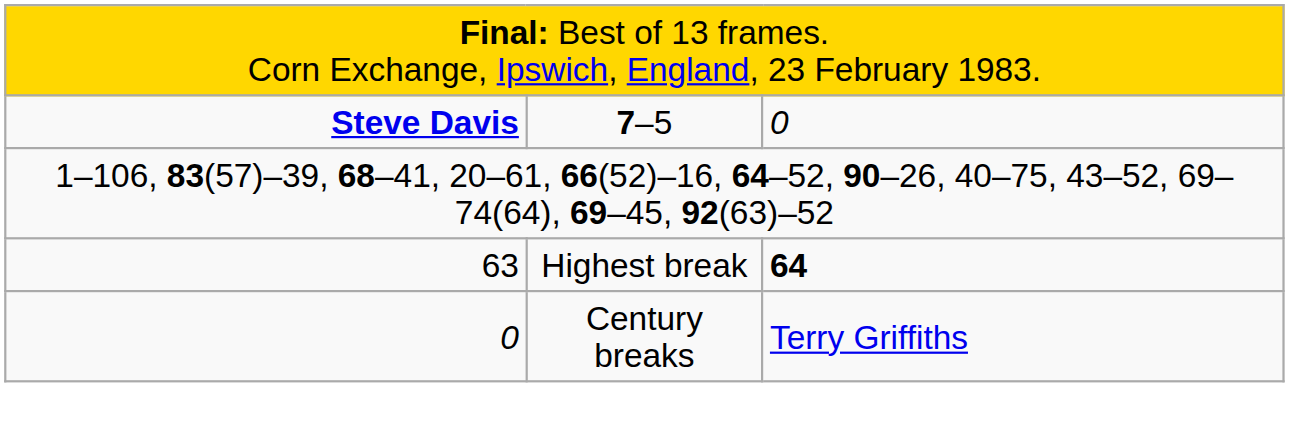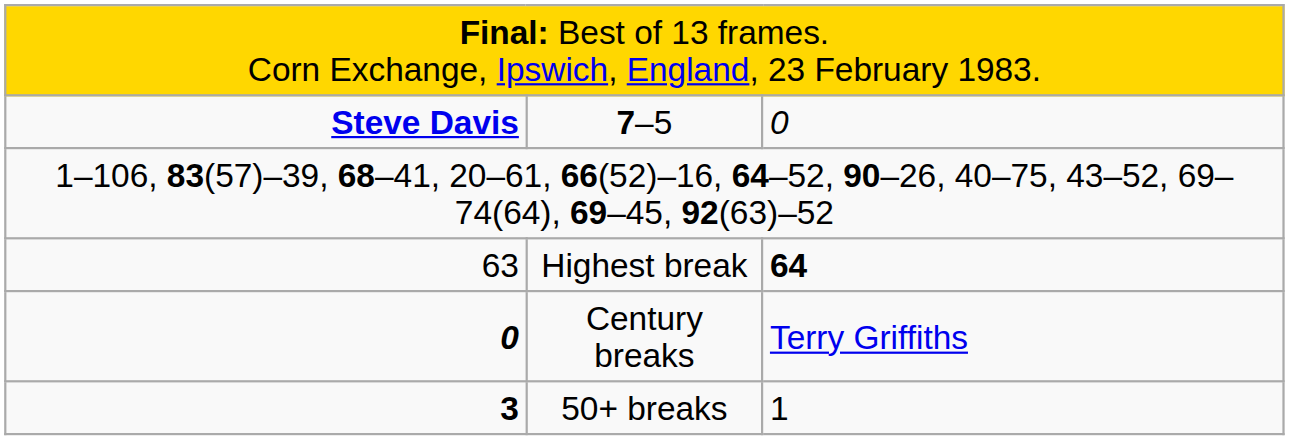(510, 337) normal -> (510, 337) bold
+ row: (644, 409)
